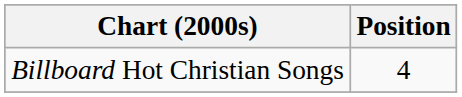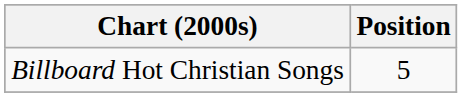(404, 69) 4 -> (404, 69) 5
